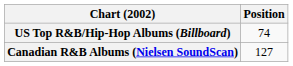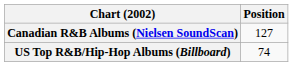rows swapped: (123, 52) <-> (122, 33)
